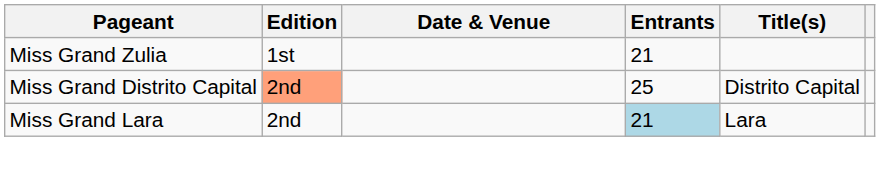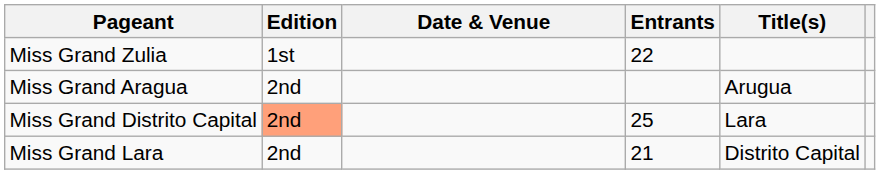(642, 54) 21 -> (642, 54) 22
+ row: (99, 87)
(792, 87) Distrito Capital -> (745, 120) Lara
(642, 120) lightblue background -> (642, 153) no background
(745, 120) Lara -> (792, 153) Distrito Capital
